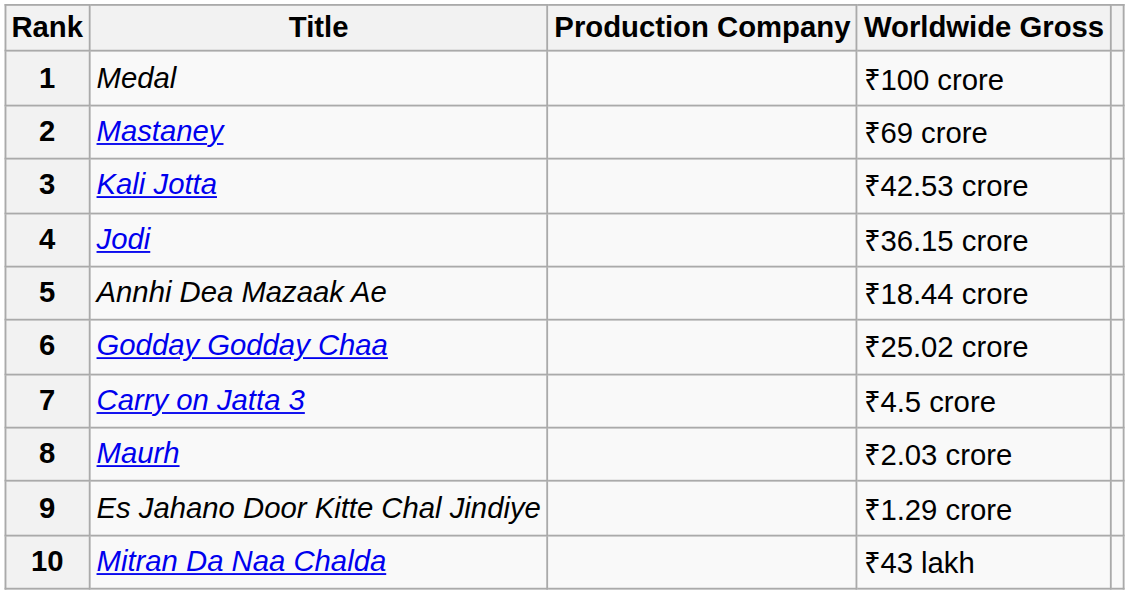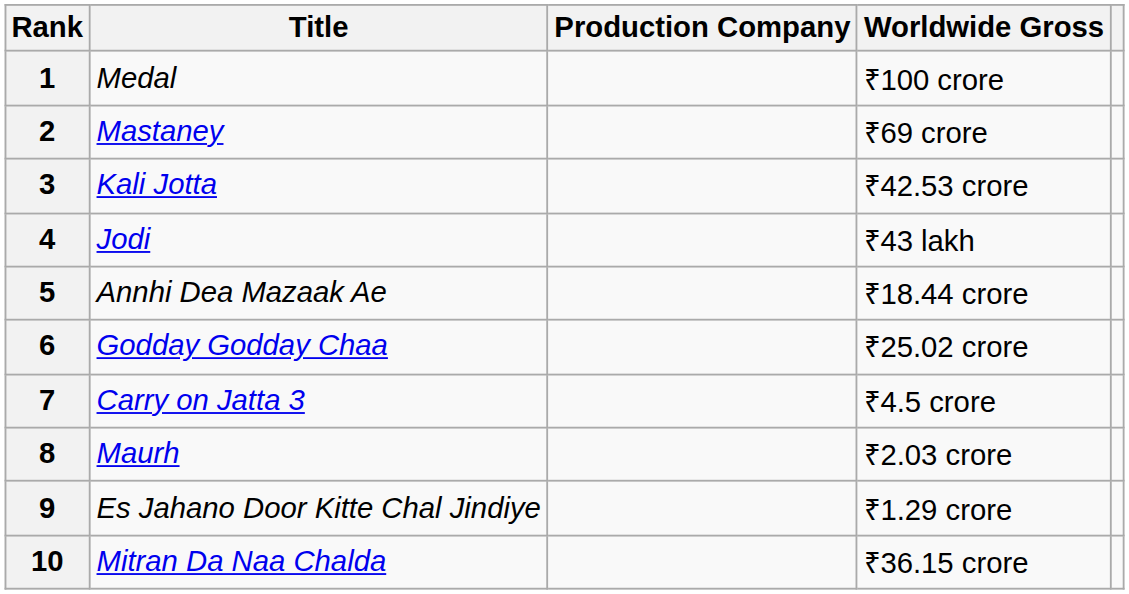(946, 240) ₹36.15 crore -> (919, 240) ₹43 lakh
(919, 563) ₹43 lakh -> (946, 563) ₹36.15 crore
